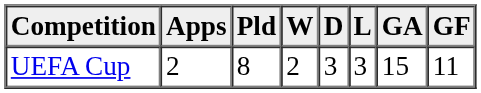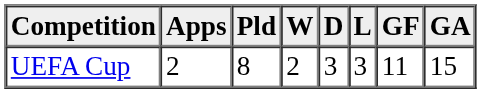columns swapped: (452, 25) <-> (402, 25)
